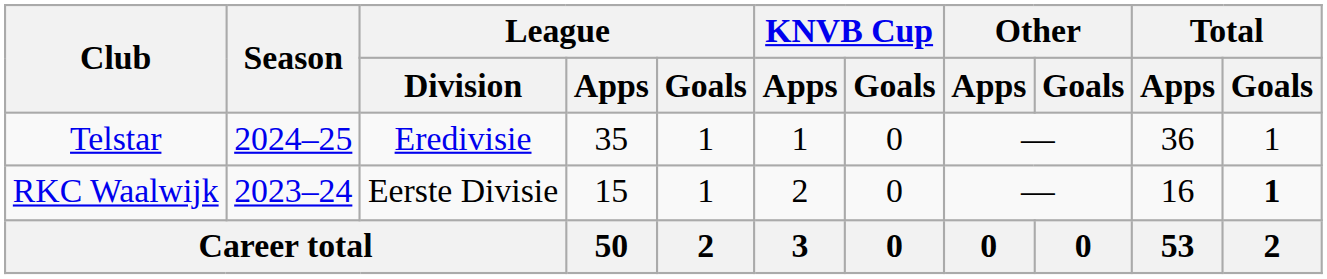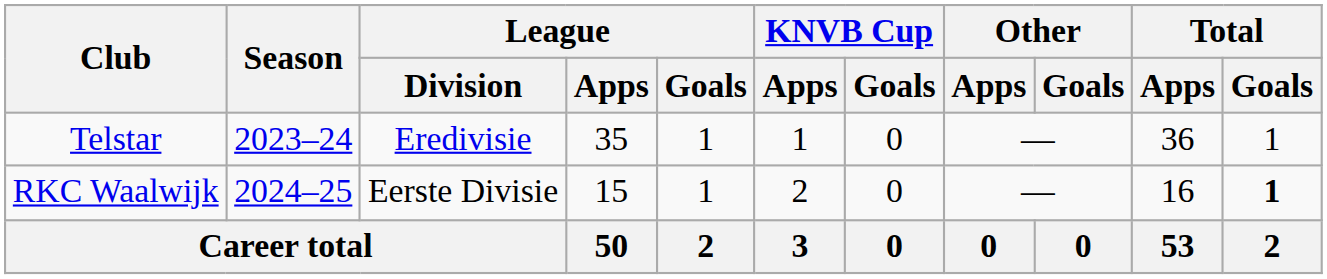(293, 138) 2024–25 -> (293, 138) 2023–24
(293, 191) 2023–24 -> (293, 191) 2024–25
